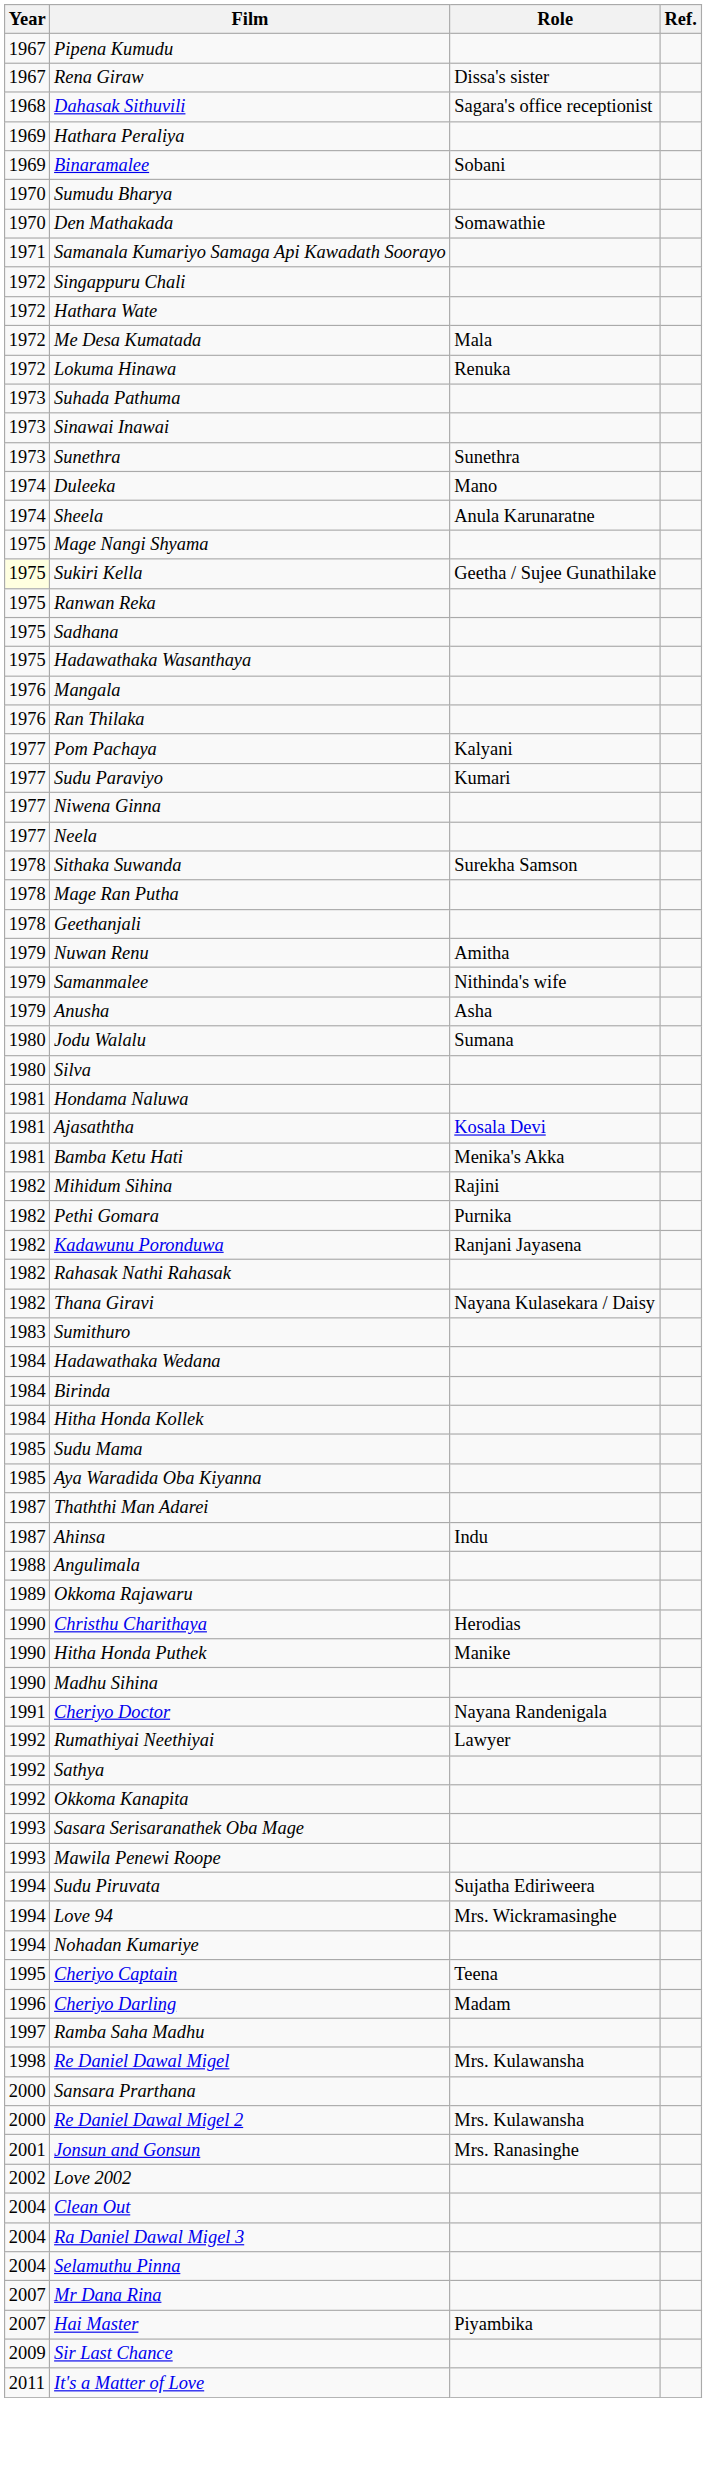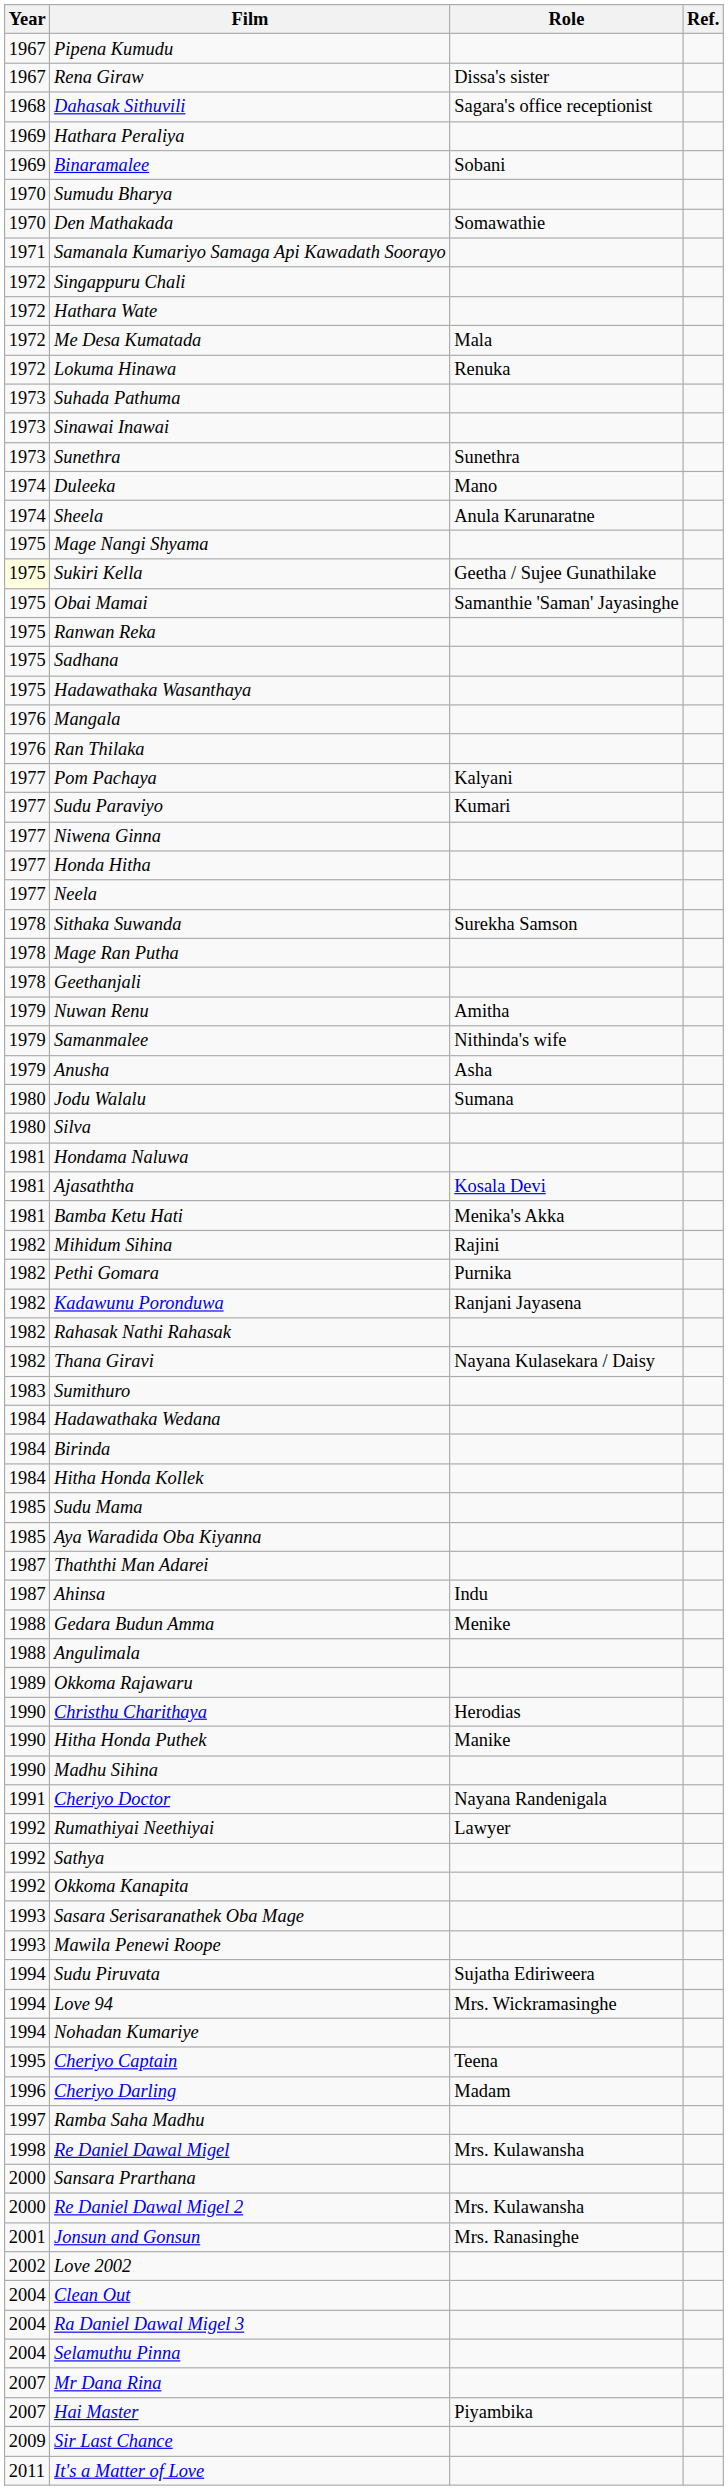+ row: (101, 602)
+ row: (102, 865)
+ row: (134, 1624)
